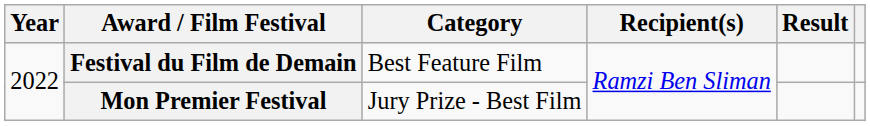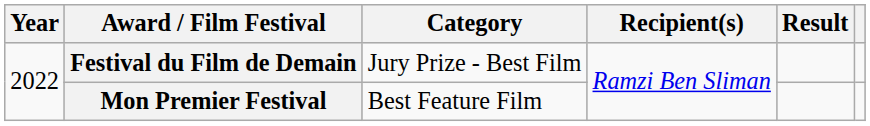(455, 62) Best Feature Film -> (475, 62) Jury Prize - Best Film
(475, 100) Jury Prize - Best Film -> (455, 100) Best Feature Film
